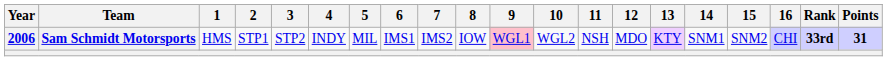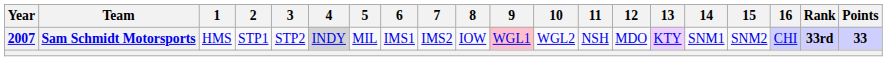(21, 38) 2006 -> (21, 38) 2007
(329, 38) no background -> (329, 38) lightgrey background
(860, 38) 31 -> (860, 38) 33
